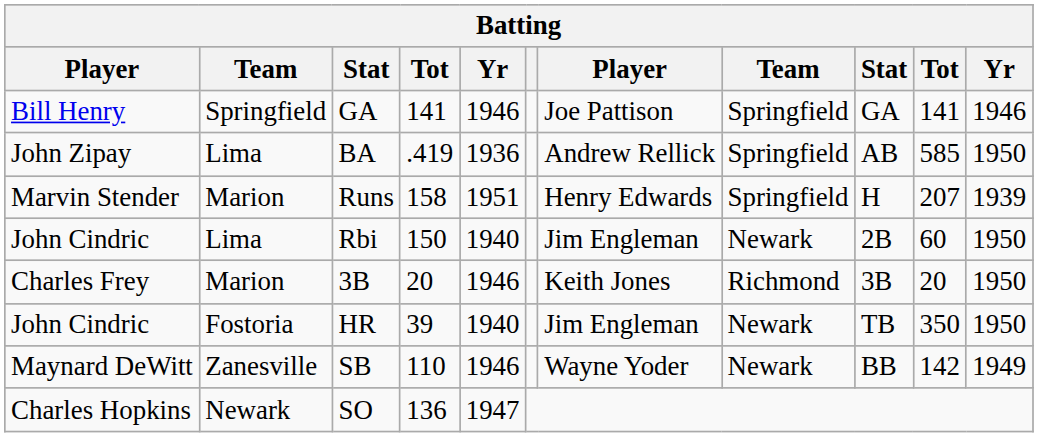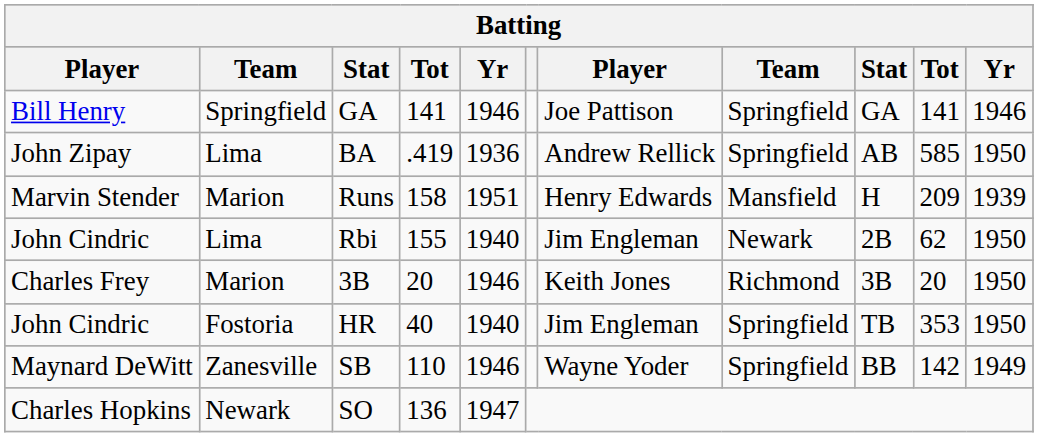(788, 196) Springfield -> (782, 196) Mansfield
(940, 196) 207 -> (940, 196) 209
(426, 238) 150 -> (426, 238) 155
(933, 238) 60 -> (933, 238) 62
(420, 324) 39 -> (420, 324) 40
(770, 324) Newark -> (788, 324) Springfield
(940, 324) 350 -> (940, 324) 353
(770, 366) Newark -> (788, 366) Springfield
